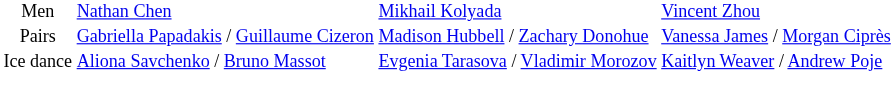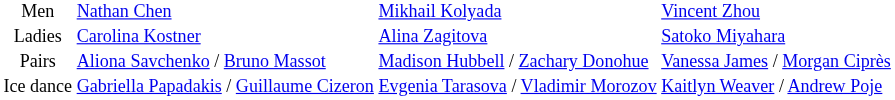+ row: (38, 36)
(225, 36) Gabriella Papadakis / Guillaume Cizeron -> (201, 61) Aliona Savchenko / Bruno Massot
(201, 61) Aliona Savchenko / Bruno Massot -> (225, 86) Gabriella Papadakis / Guillaume Cizeron
